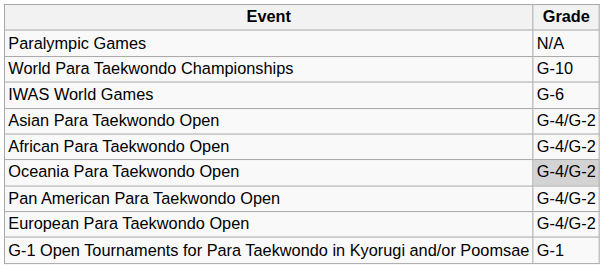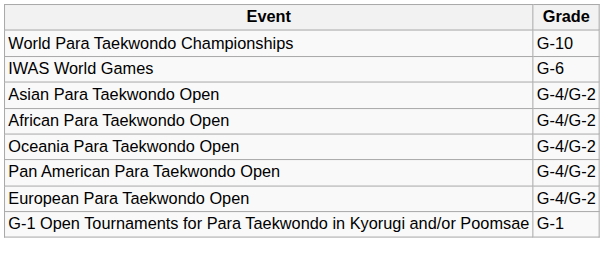- row: (77, 43)
(566, 172) lightgrey background -> (566, 146) no background
